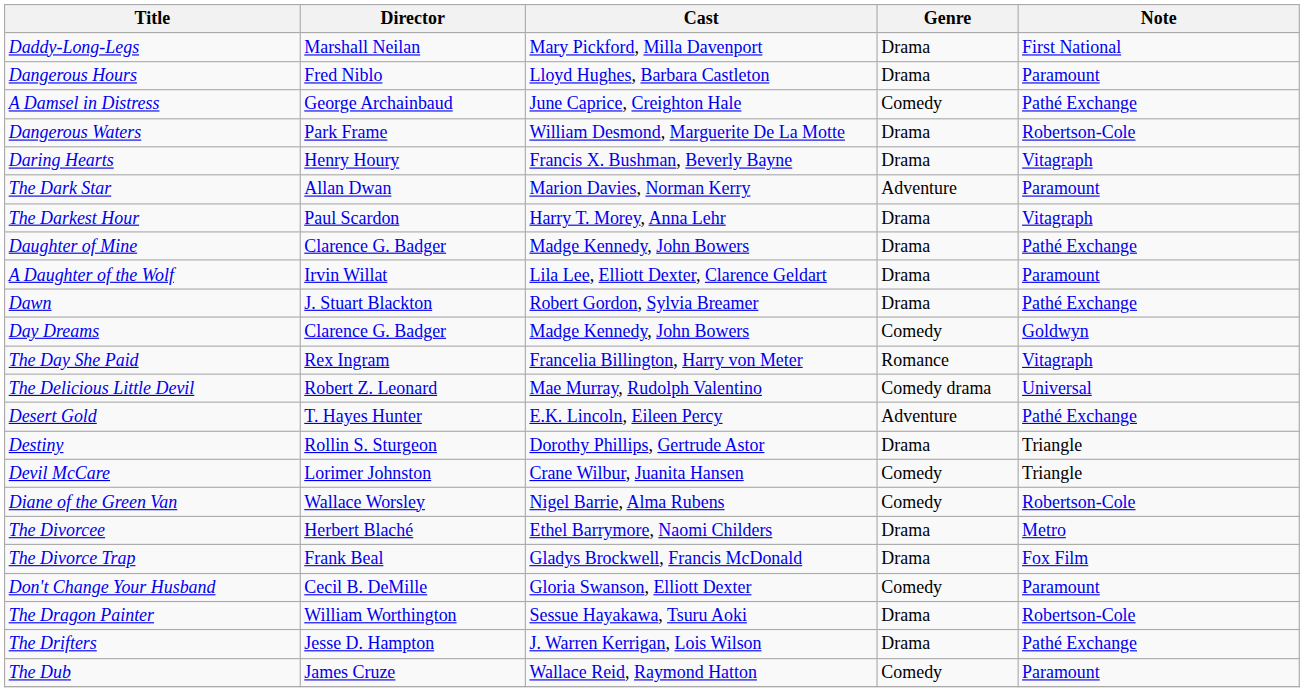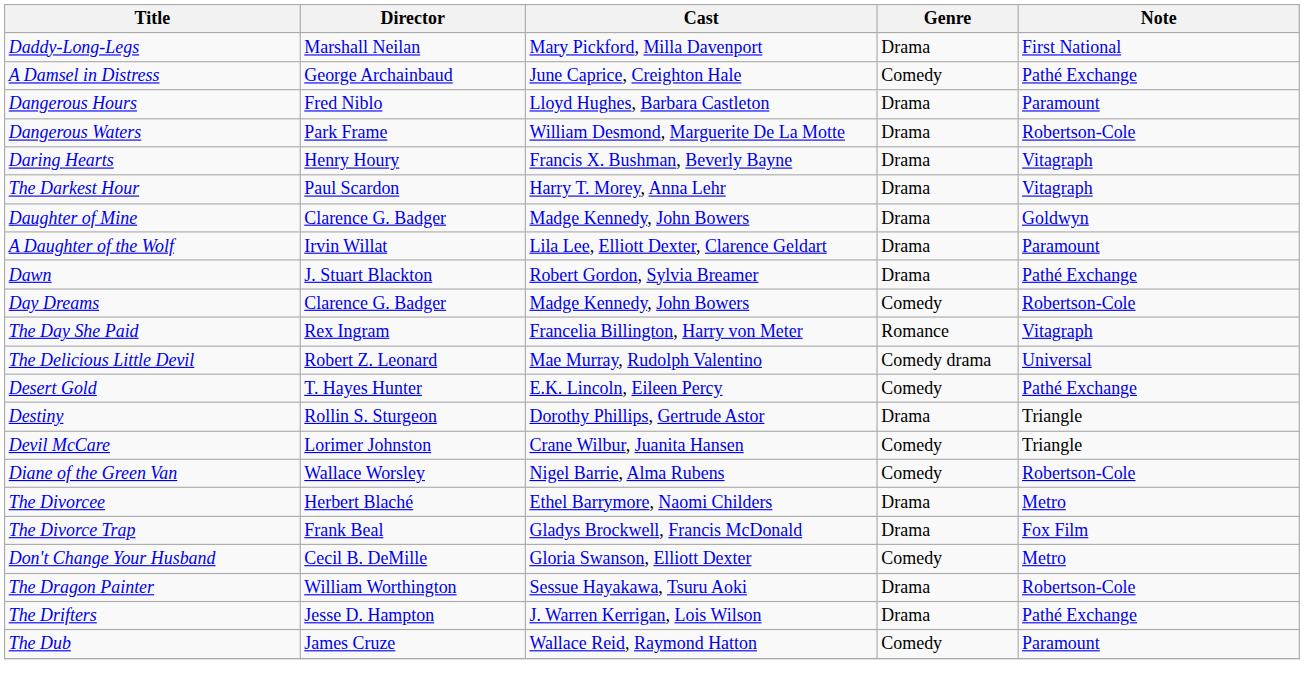rows swapped: (84, 103) <-> (73, 75)
- row: (60, 189)
(1080, 246) Pathé Exchange -> (1055, 217) Goldwyn
(1055, 331) Goldwyn -> (1079, 302) Robertson-Cole
(919, 416) Adventure -> (912, 388) Comedy
(1061, 587) Paramount -> (1044, 558) Metro
